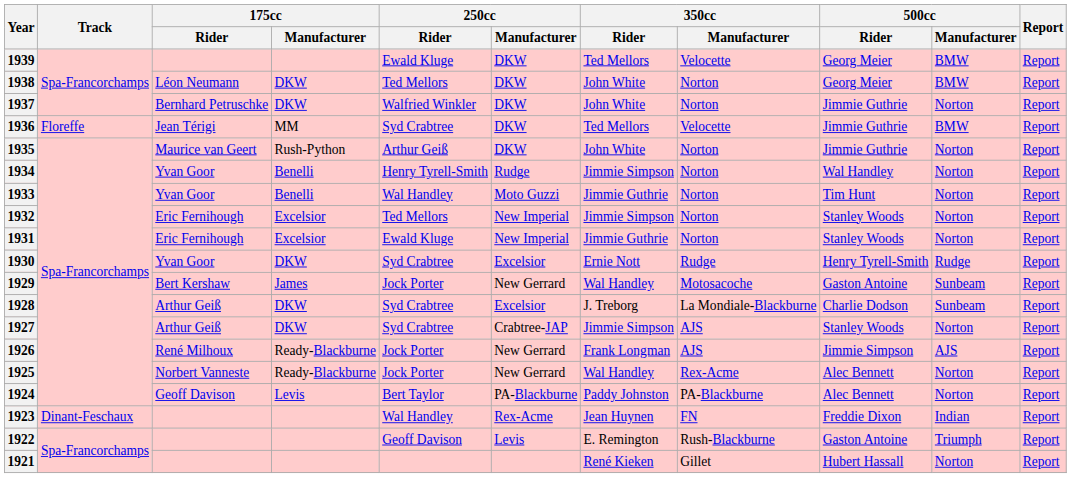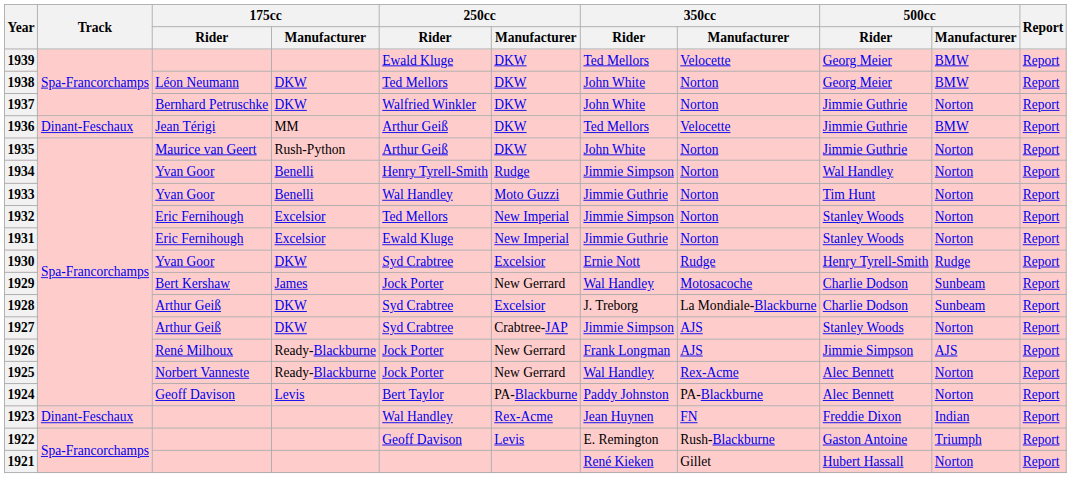(63, 127) Floreffe -> (87, 127) Dinant-Feschaux
(418, 127) Syd Crabtree -> (415, 127) Arthur Geiß
(865, 283) Gaston Antoine -> (865, 283) Charlie Dodson
